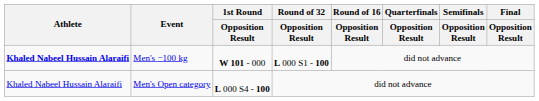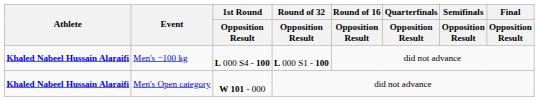(242, 63) W 101 - 000 -> (242, 63) L 000 S4 - 100
(64, 84) normal -> (68, 84) bold
(242, 89) L 000 S4 - 100 -> (242, 89) W 101 - 000
